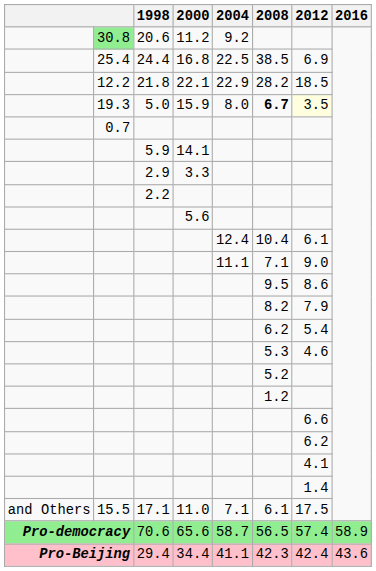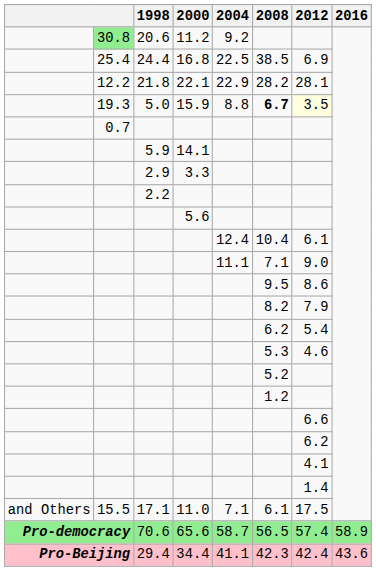(312, 83) 18.5 -> (312, 83) 28.1
(237, 106) 8.0 -> (237, 106) 8.8
